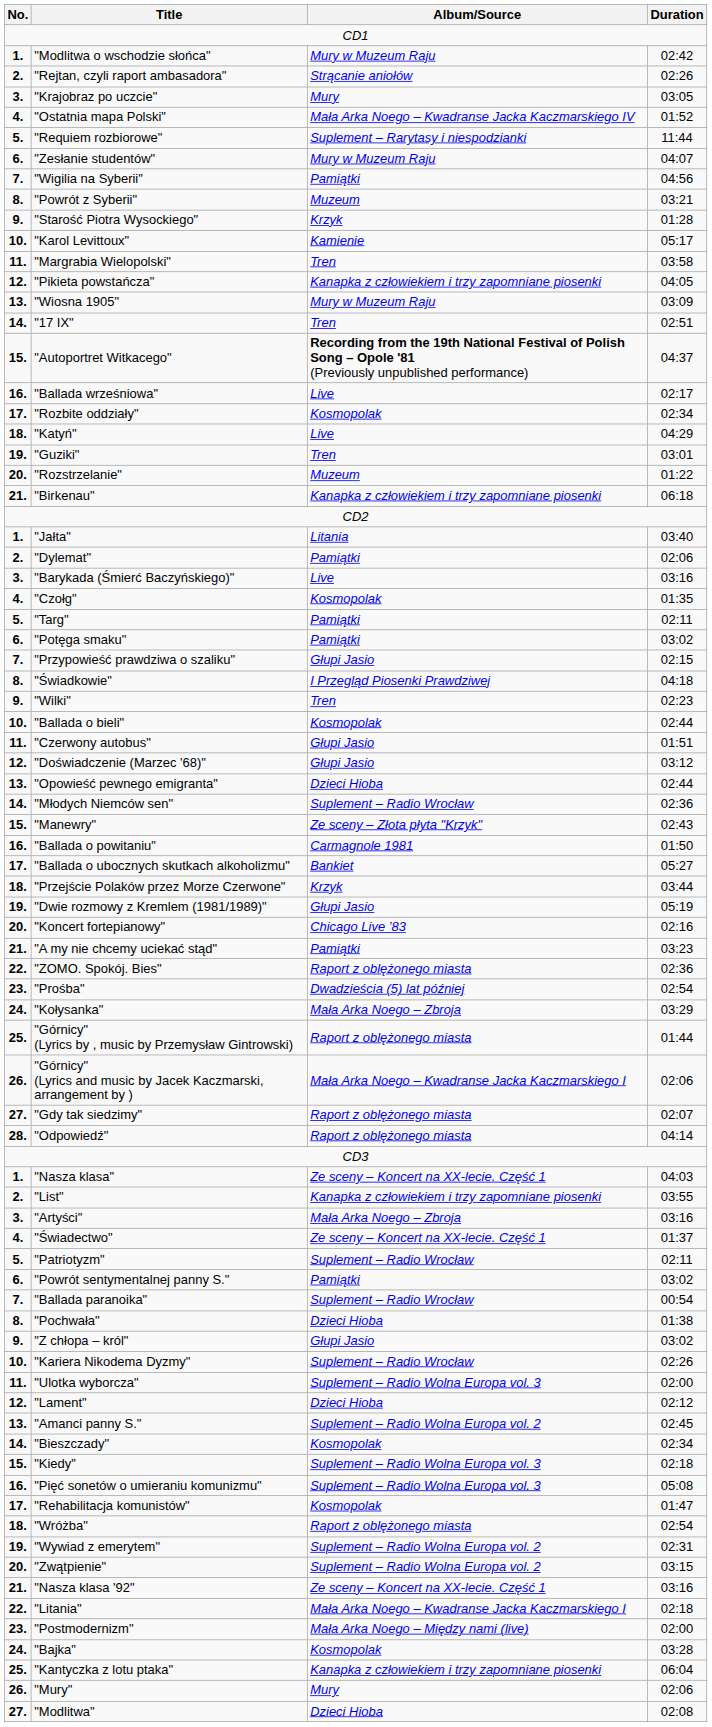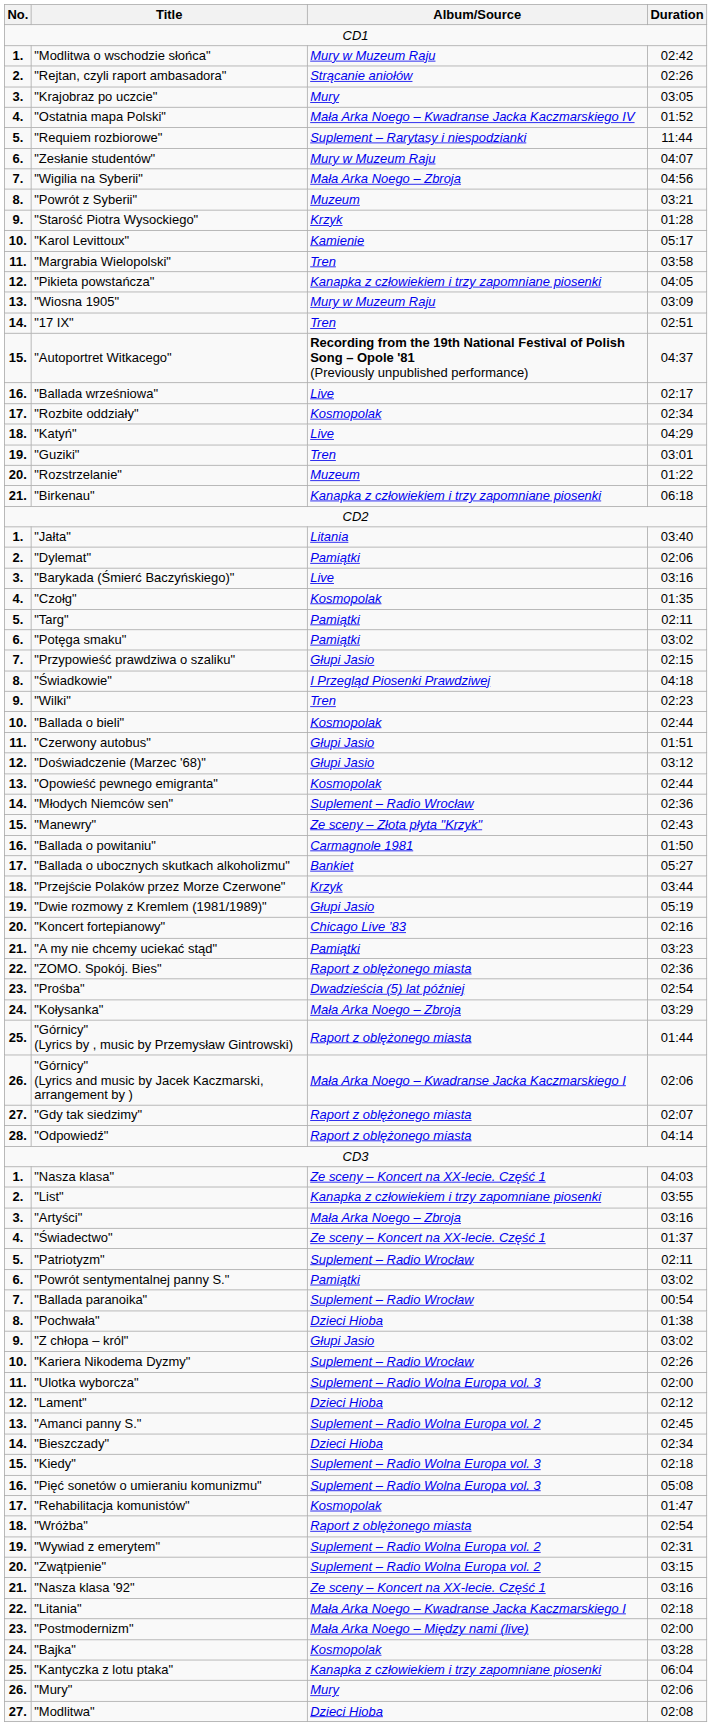(335, 179) Pamiątki -> (386, 179) Mała Arka Noego – Zbroja
(347, 783) Dzieci Hioba -> (346, 783) Kosmopolak
(346, 1444) Kosmopolak -> (347, 1444) Dzieci Hioba
